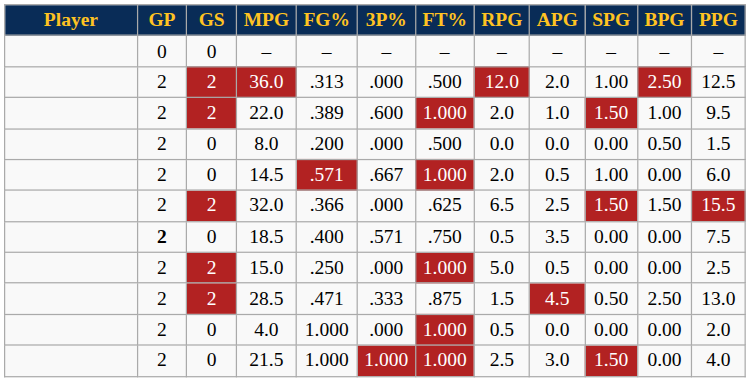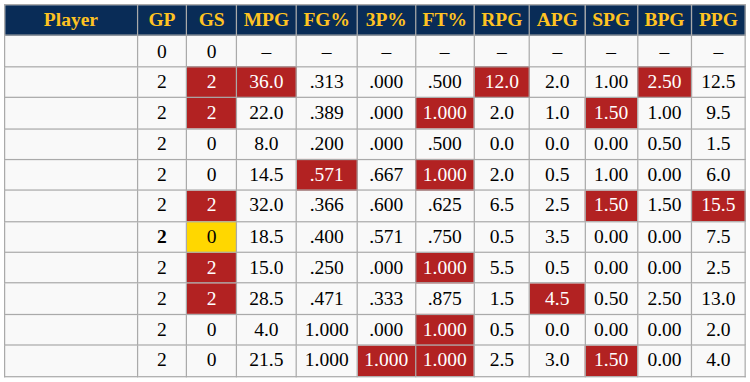(386, 112) .600 -> (386, 112) .000
(386, 205) .000 -> (386, 205) .600
(212, 236) no background -> (212, 236) gold background
(502, 267) 5.0 -> (502, 267) 5.5
